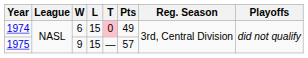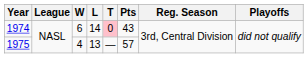(95, 28) 15 -> (95, 28) 14
(128, 28) 49 -> (128, 28) 43
(80, 45) 9 -> (80, 45) 4
(95, 45) 15 -> (95, 45) 13
